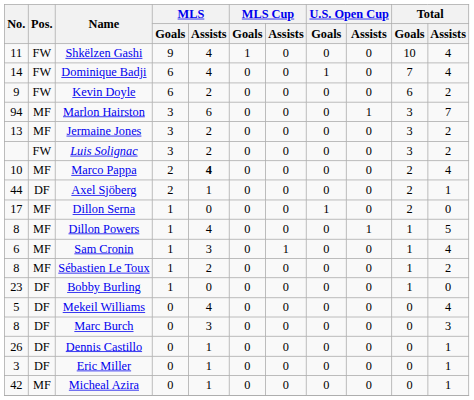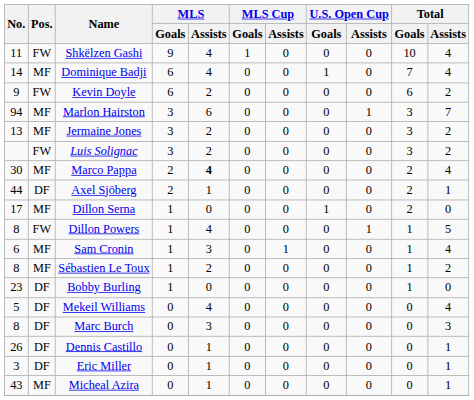(42, 72) FW -> (42, 72) MF
(16, 170) 10 -> (16, 170) 30
(42, 229) MF -> (42, 229) FW
(16, 385) 42 -> (16, 385) 43
